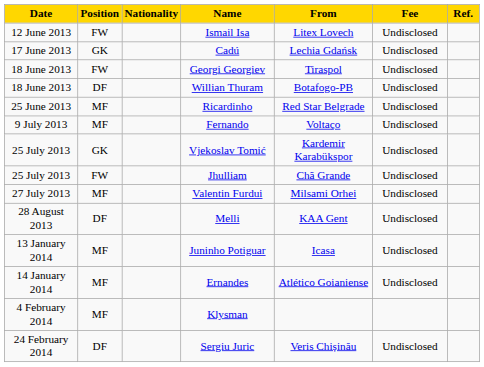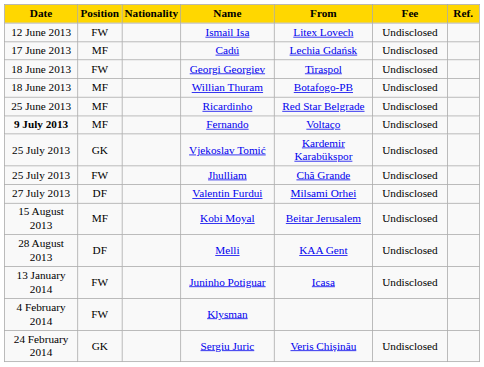(100, 51) GK -> (100, 51) MF
(100, 88) DF -> (100, 88) MF
(41, 125) normal -> (41, 125) bold
(100, 194) MF -> (100, 194) DF
+ row: (227, 219)
(100, 251) MF -> (100, 282) FW
- row: (227, 282)
(100, 314) MF -> (100, 314) FW
(100, 346) DF -> (100, 346) GK
